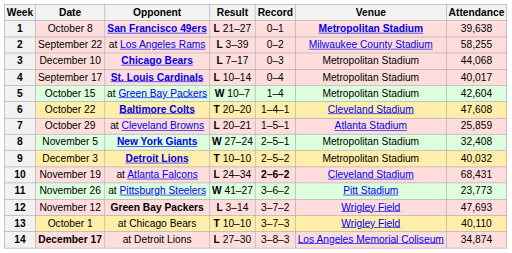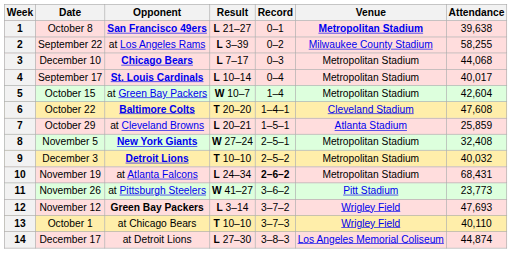(371, 175) Cleveland Stadium -> (371, 175) Metropolitan Stadium
(70, 239) bold -> (70, 239) normal
(476, 239) 34,874 -> (476, 239) 44,874
